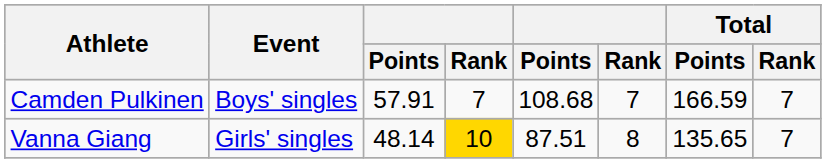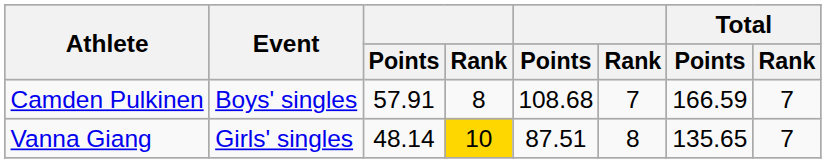(479, 100) 7 -> (479, 100) 8
